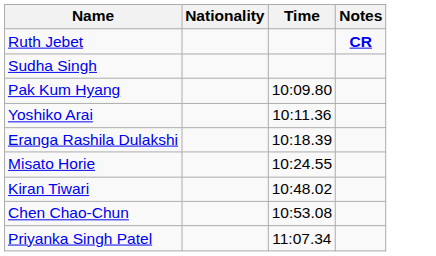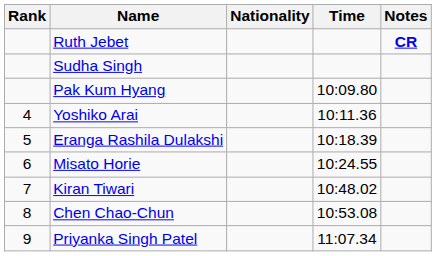+ column: (27, 16)
